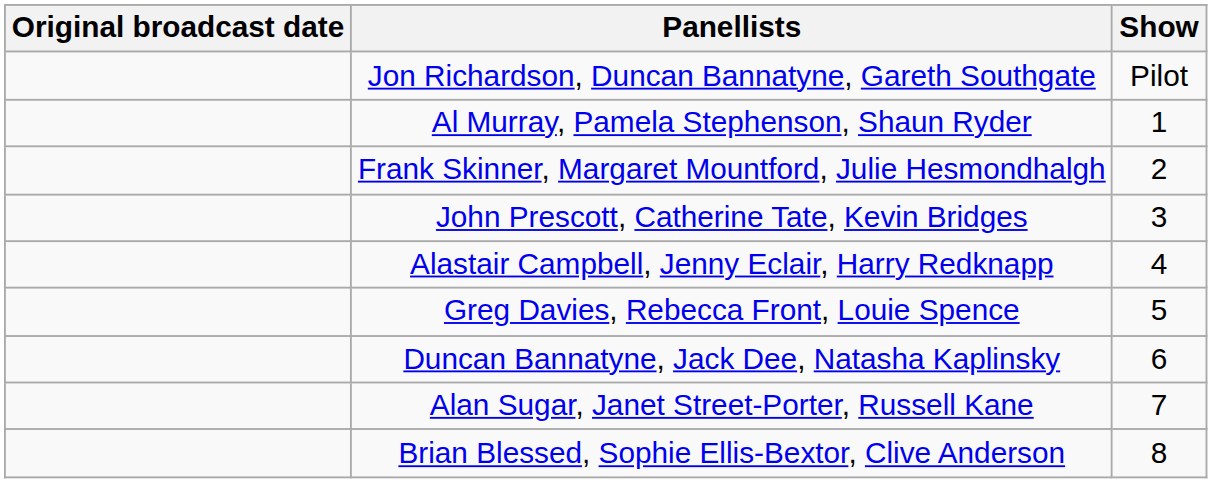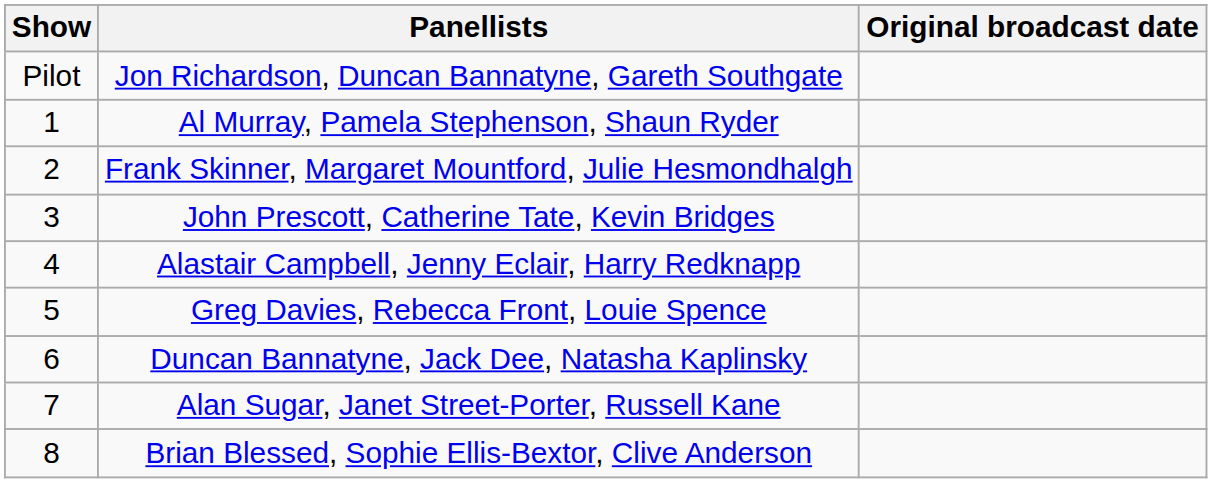columns swapped: (1159, 28) <-> (178, 28)
